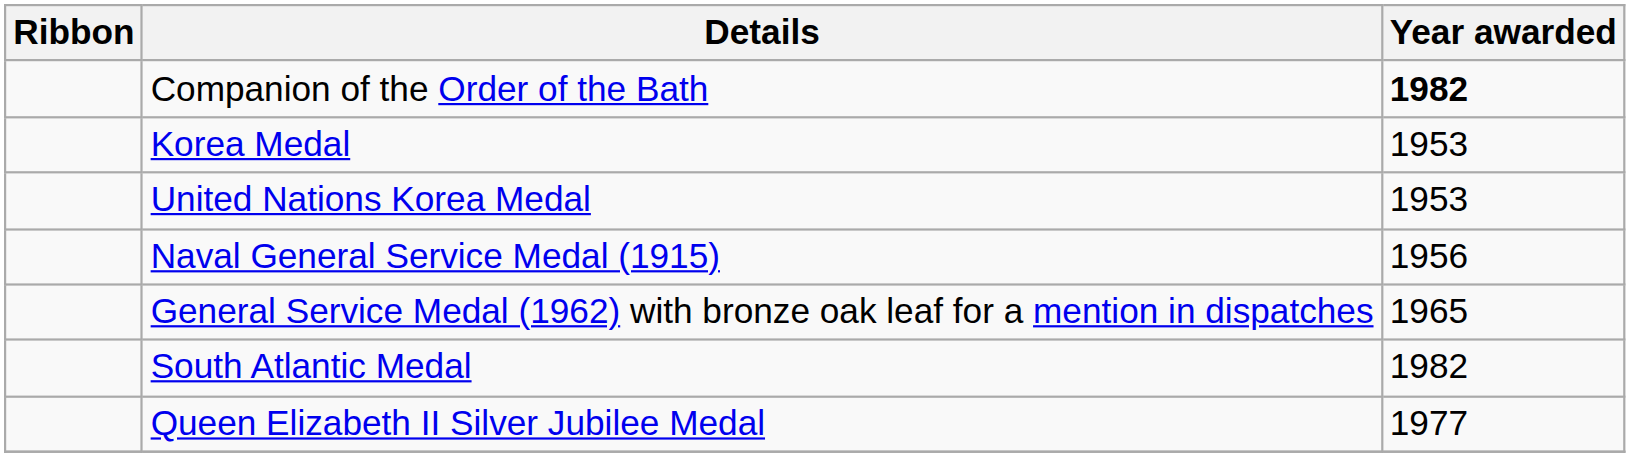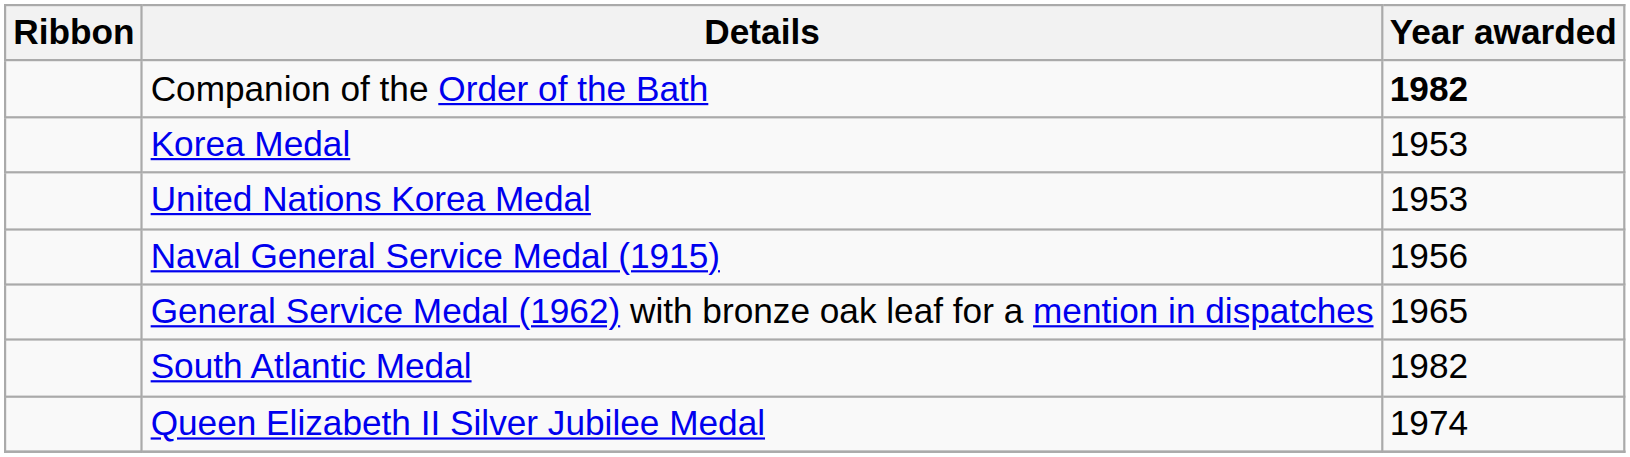(1429, 423) 1977 -> (1429, 423) 1974
